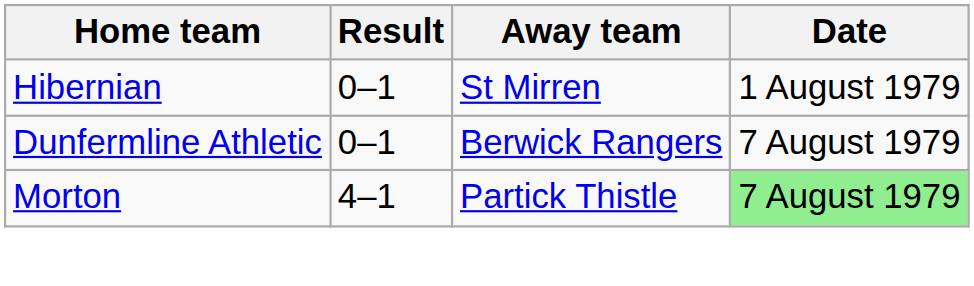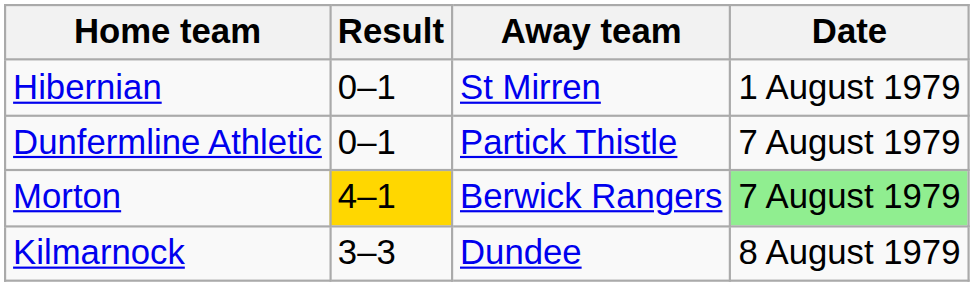(591, 142) Berwick Rangers -> (569, 142) Partick Thistle
(367, 197) no background -> (367, 197) gold background
(569, 197) Partick Thistle -> (591, 197) Berwick Rangers
+ row: (99, 252)
